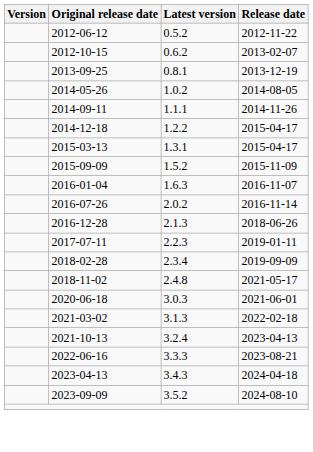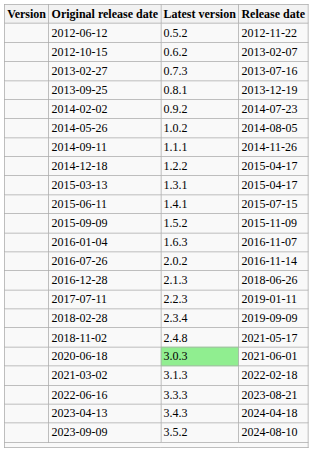+ row: (80, 71)
+ row: (80, 109)
+ row: (79, 204)
(176, 299) no background -> (176, 356) lightgreen background
- row: (80, 337)
